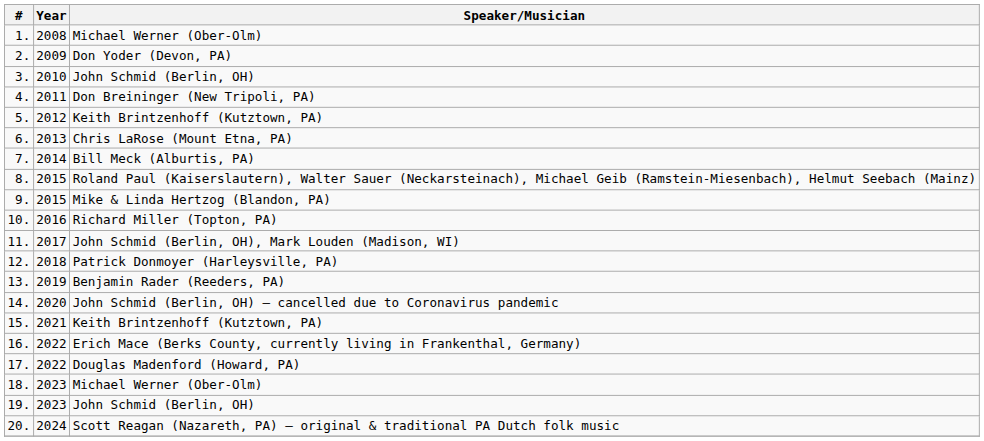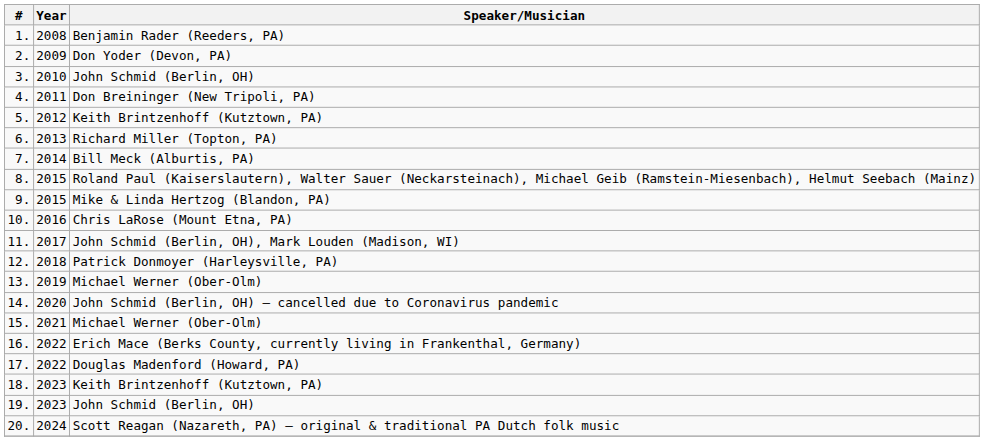(168, 35) Michael Werner (Ober-Olm) -> (179, 35) Benjamin Rader (Reeders, PA)
(183, 138) Chris LaRose (Mount Etna, PA) -> (175, 138) Richard Miller (Topton, PA)
(175, 220) Richard Miller (Topton, PA) -> (183, 220) Chris LaRose (Mount Etna, PA)
(179, 282) Benjamin Rader (Reeders, PA) -> (168, 282) Michael Werner (Ober-Olm)
(198, 323) Keith Brintzenhoff (Kutztown, PA) -> (168, 323) Michael Werner (Ober-Olm)
(168, 385) Michael Werner (Ober-Olm) -> (198, 385) Keith Brintzenhoff (Kutztown, PA)
